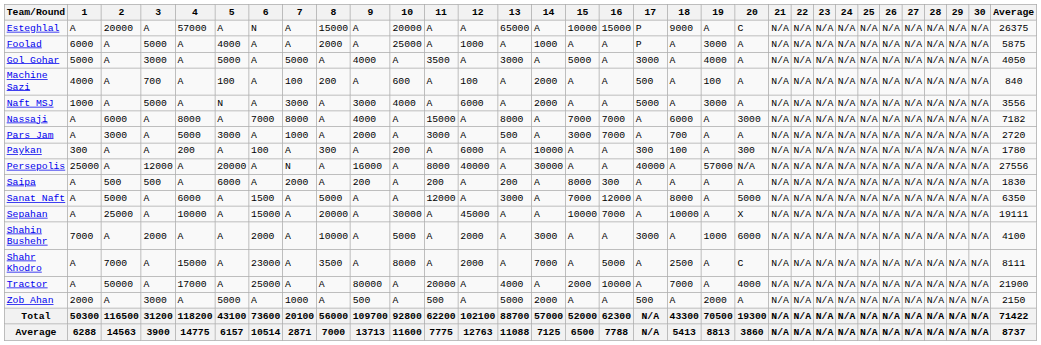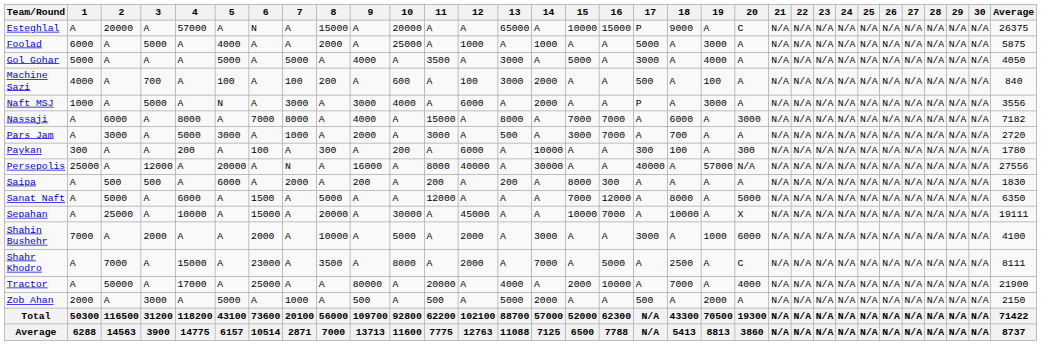(639, 44) P -> (647, 44) 5000
(155, 60) 3000 -> (146, 60) A
(503, 82) A -> (512, 82) 3000
(647, 103) 5000 -> (639, 103) P
(512, 198) 3000 -> (503, 198) A
